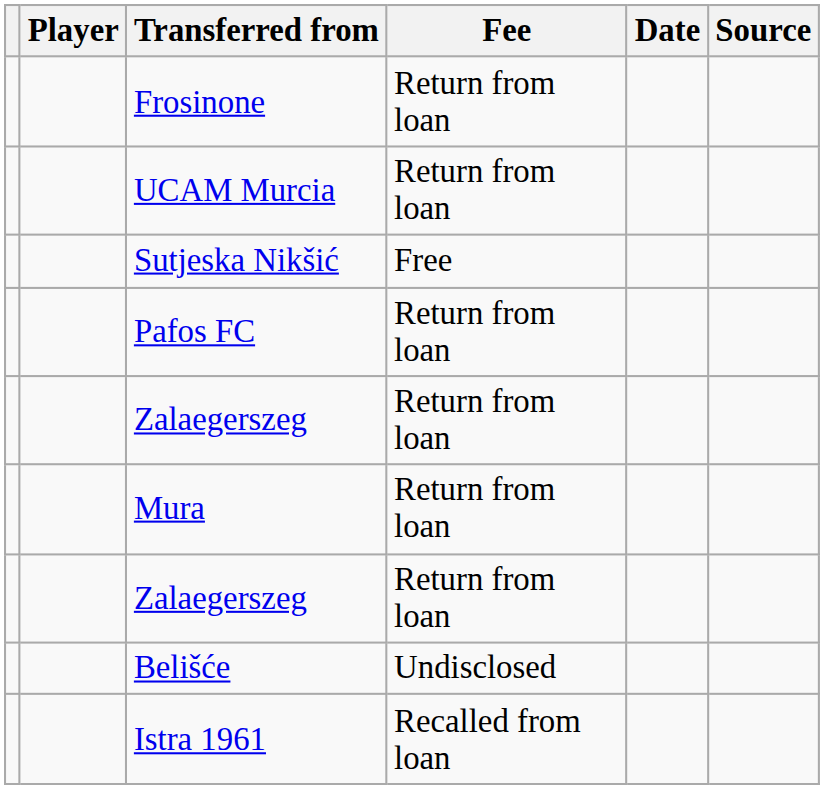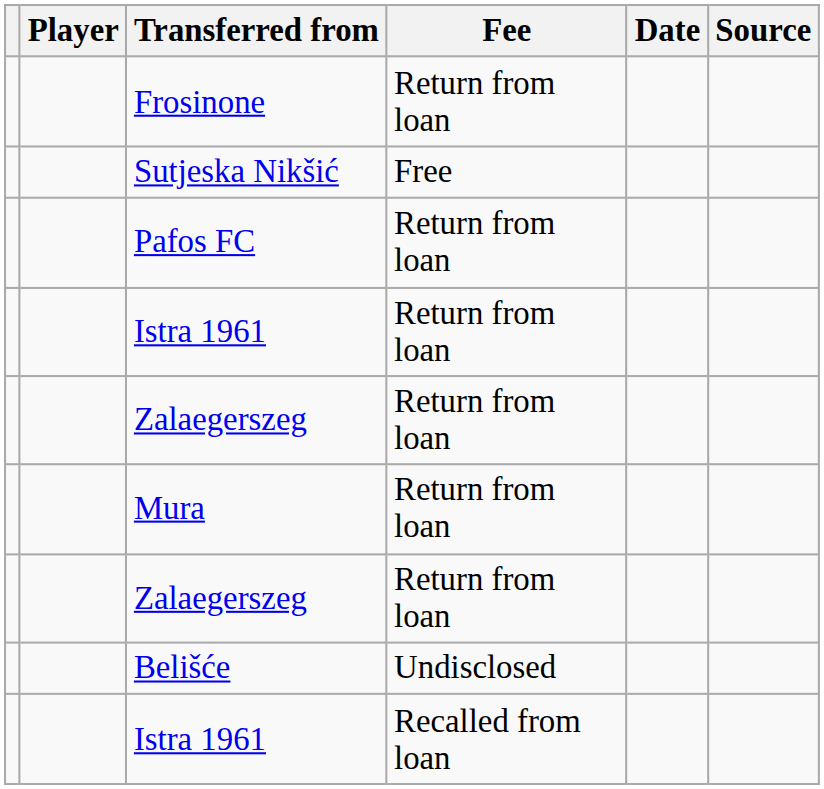- row: (235, 189)
+ row: (200, 330)
